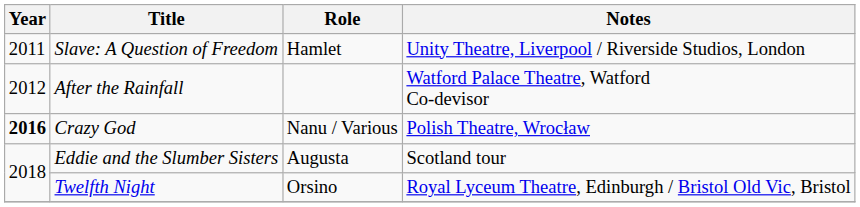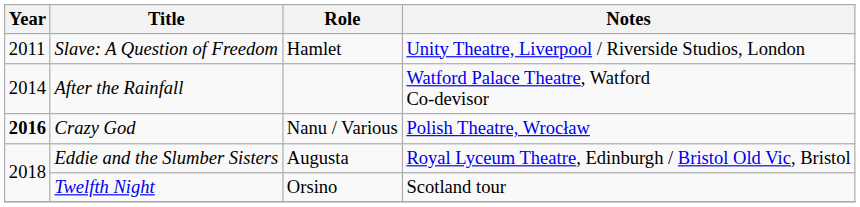(27, 88) 2012 -> (27, 88) 2014
(456, 157) Scotland tour -> (629, 157) Royal Lyceum Theatre, Edinburgh / Bristol Old Vic, Bristol
(629, 187) Royal Lyceum Theatre, Edinburgh / Bristol Old Vic, Bristol -> (456, 187) Scotland tour
